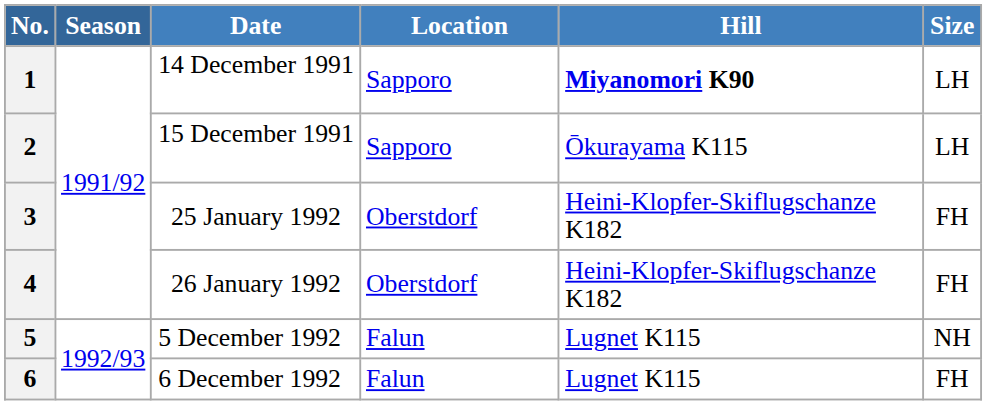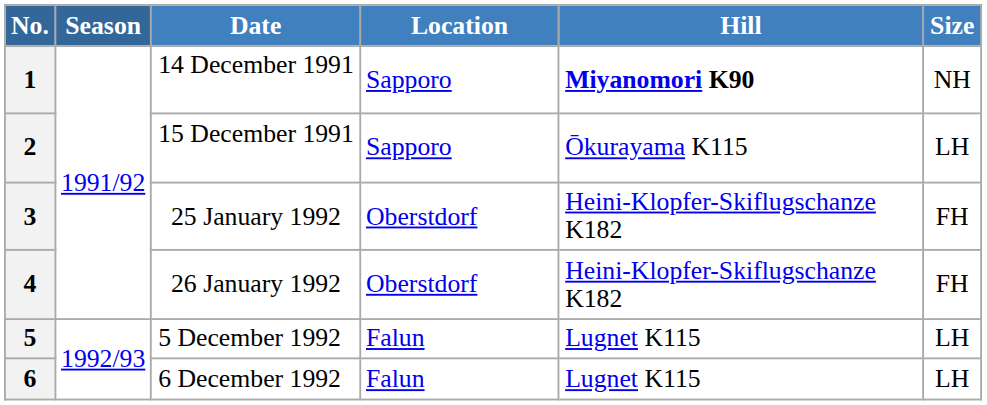(952, 79) LH -> (952, 79) NH
(952, 338) NH -> (952, 338) LH
(952, 378) FH -> (952, 378) LH
